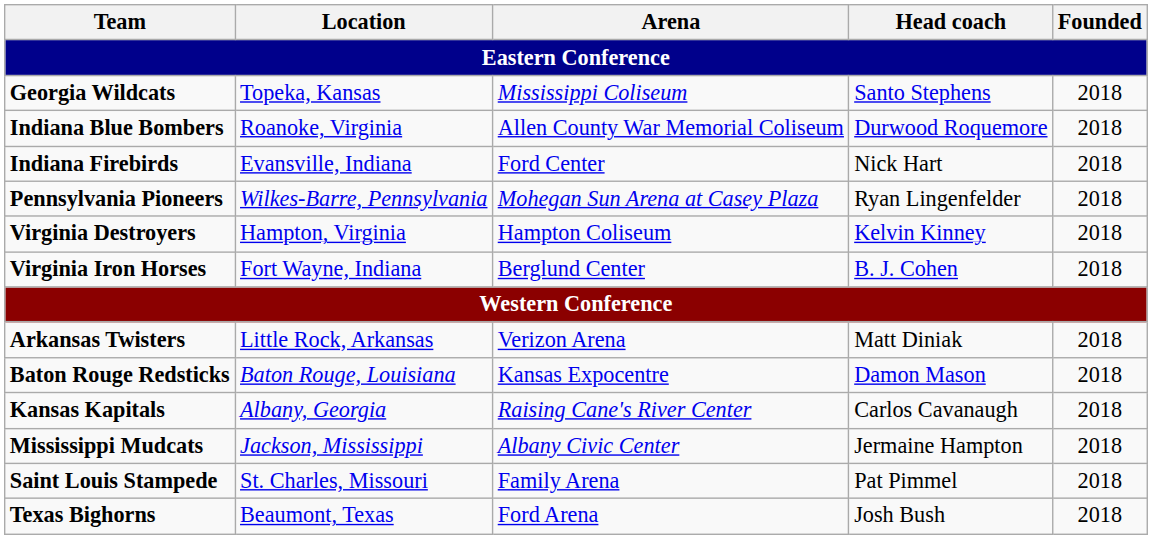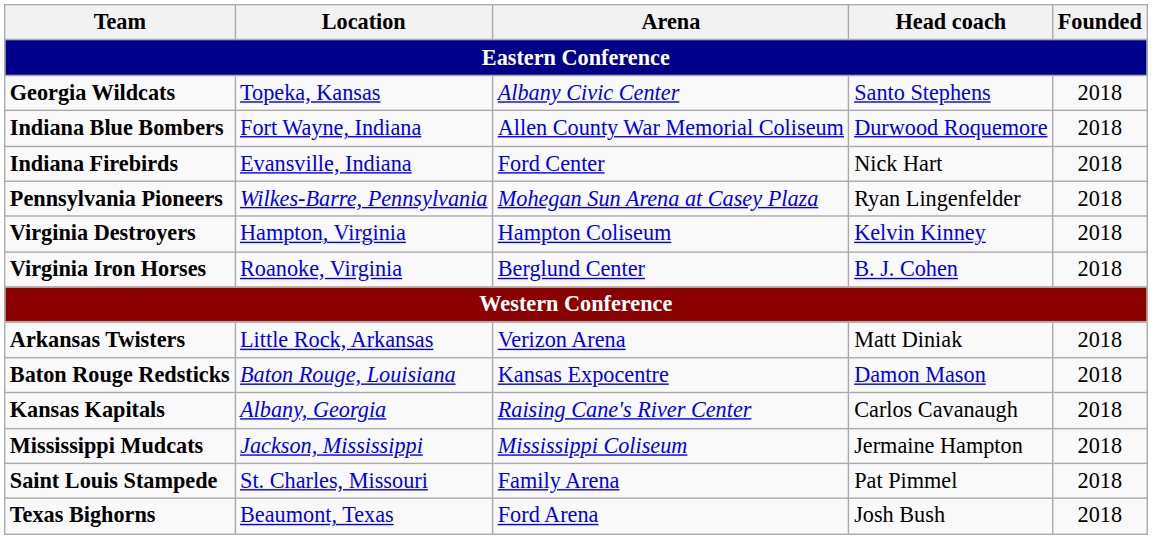(593, 92) Mississippi Coliseum -> (589, 92) Albany Civic Center
(321, 127) Roanoke, Virginia -> (331, 127) Fort Wayne, Indiana
(331, 269) Fort Wayne, Indiana -> (321, 269) Roanoke, Virginia
(589, 445) Albany Civic Center -> (593, 445) Mississippi Coliseum
